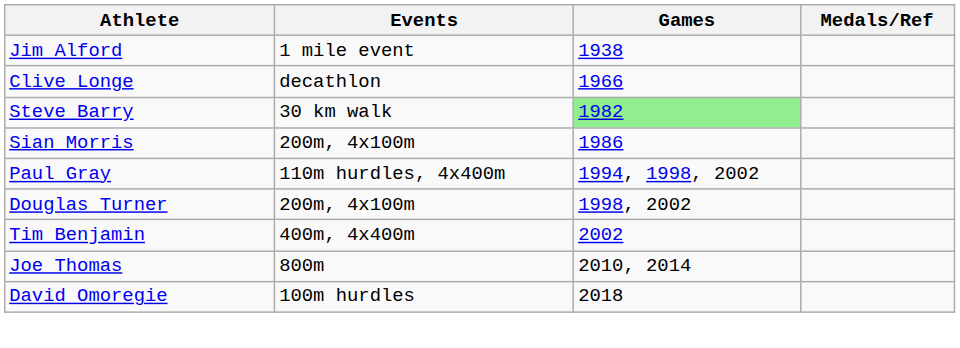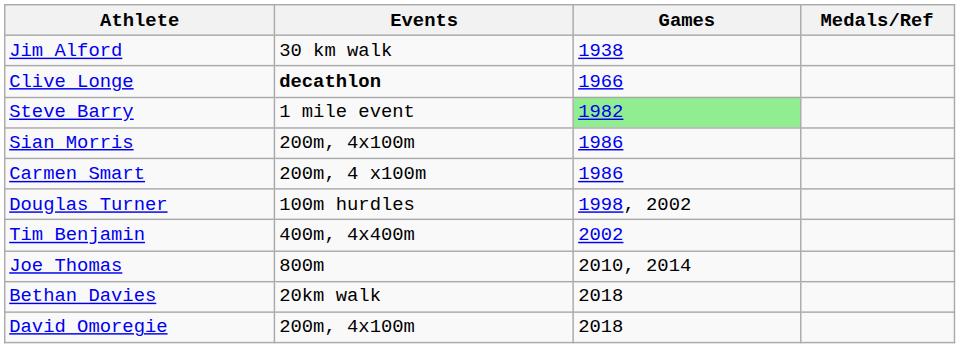(347, 51) 1 mile event -> (336, 51) 30 km walk
(330, 82) normal -> (330, 82) bold
(336, 112) 30 km walk -> (347, 112) 1 mile event
+ row: (77, 174)
- row: (60, 174)
(347, 204) 200m, 4x100m -> (347, 204) 100m hurdles
+ row: (83, 297)
(347, 297) 100m hurdles -> (347, 327) 200m, 4x100m
